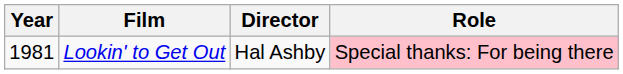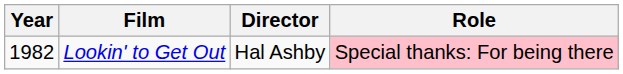(32, 52) 1981 -> (32, 52) 1982
